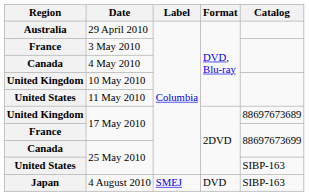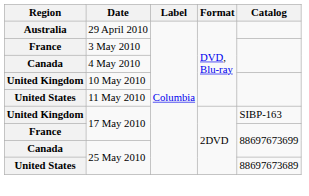(272, 115) 88697673689 -> (261, 115) SIBP-163
(264, 166) SIBP-163 -> (269, 166) 88697673689
- row: (45, 183)
